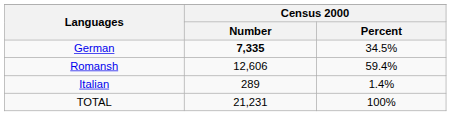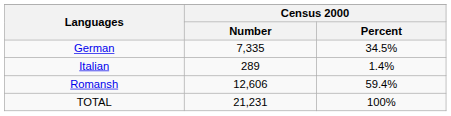(250, 48) bold -> (250, 48) normal
rows swapped: (94, 66) <-> (94, 84)
